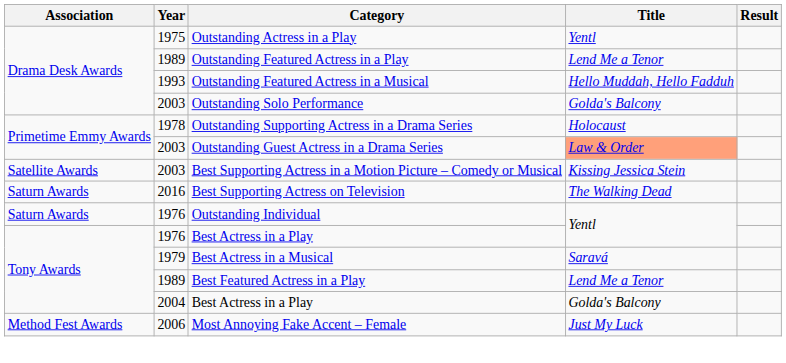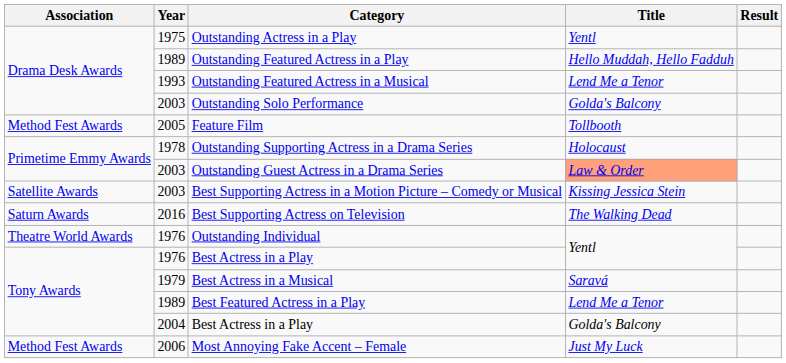(616, 59) Lend Me a Tenor -> (651, 59) Hello Muddah, Hello Fadduh
(651, 81) Hello Muddah, Hello Fadduh -> (616, 81) Lend Me a Tenor
+ row: (171, 125)
(48, 214) Saturn Awards -> (70, 236) Theatre World Awards
